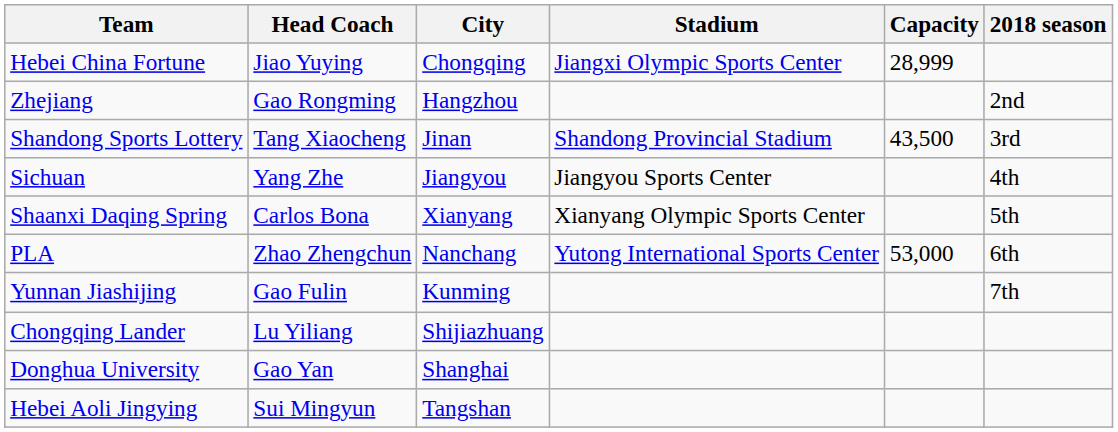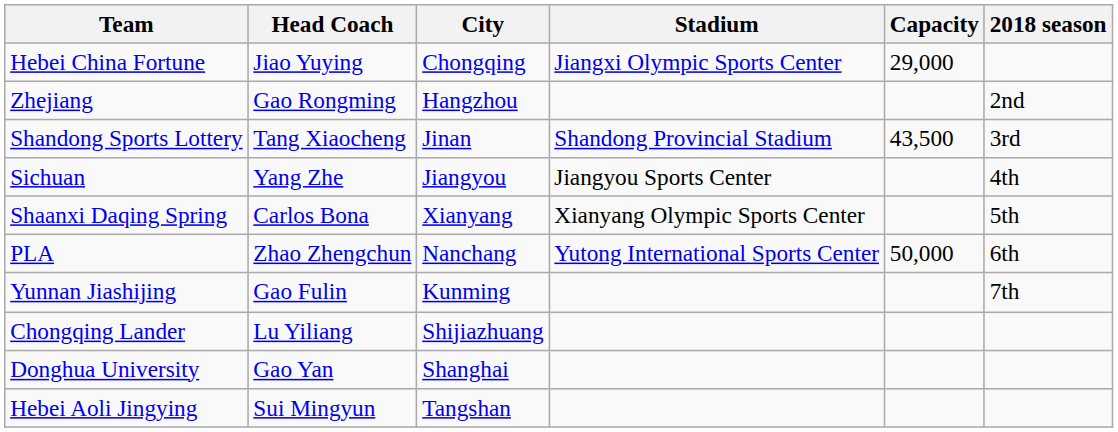(922, 62) 28,999 -> (922, 62) 29,000
(922, 253) 53,000 -> (922, 253) 50,000
